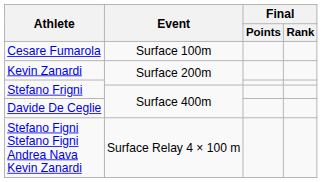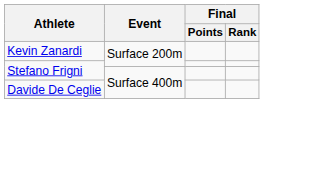- row: (54, 52)
- row: (45, 148)
